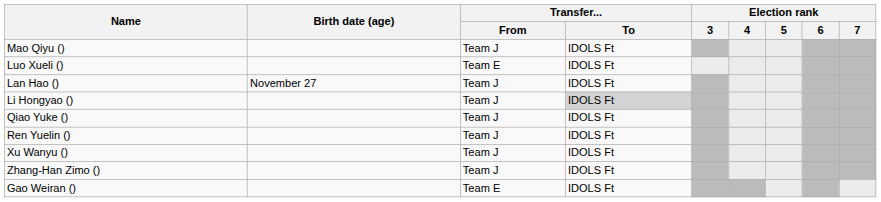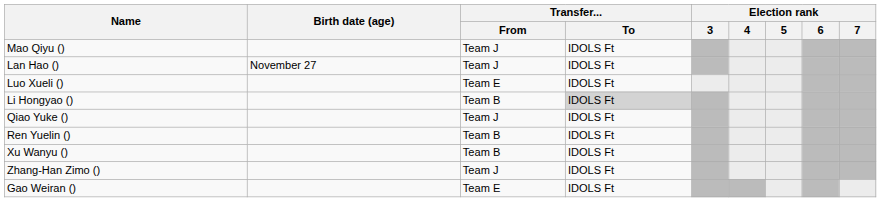rows swapped: (35, 65) <-> (33, 83)
(481, 100) Team J -> (482, 100) Team B
(481, 135) Team J -> (482, 135) Team B
(481, 153) Team J -> (482, 153) Team B
